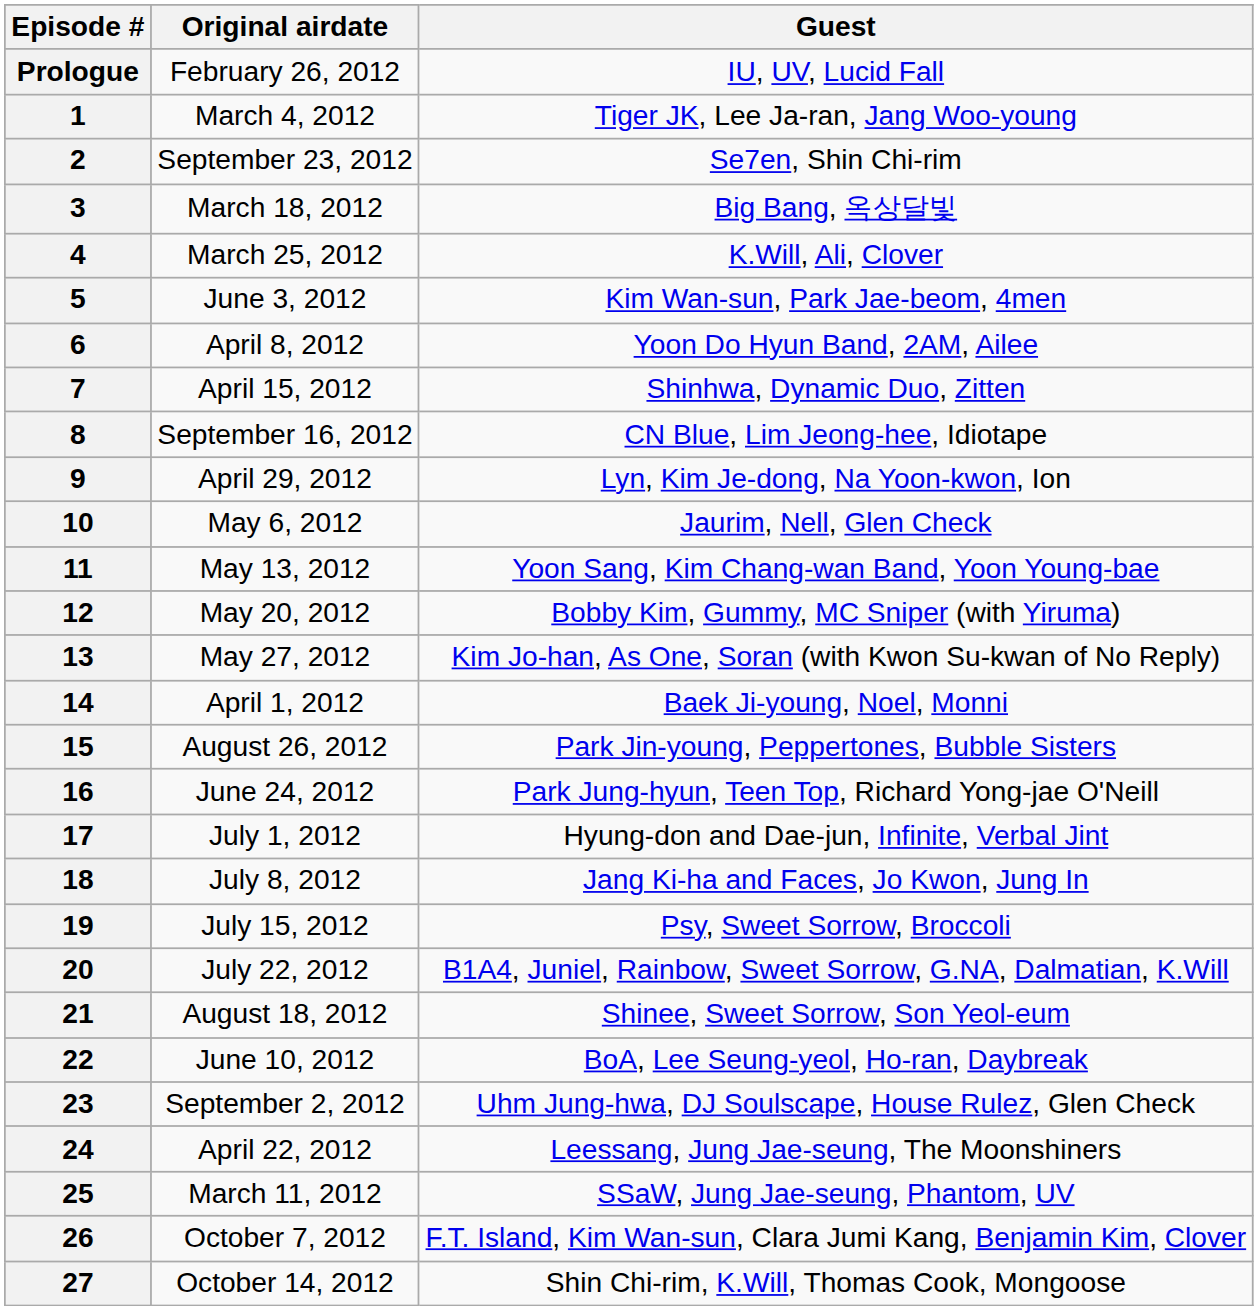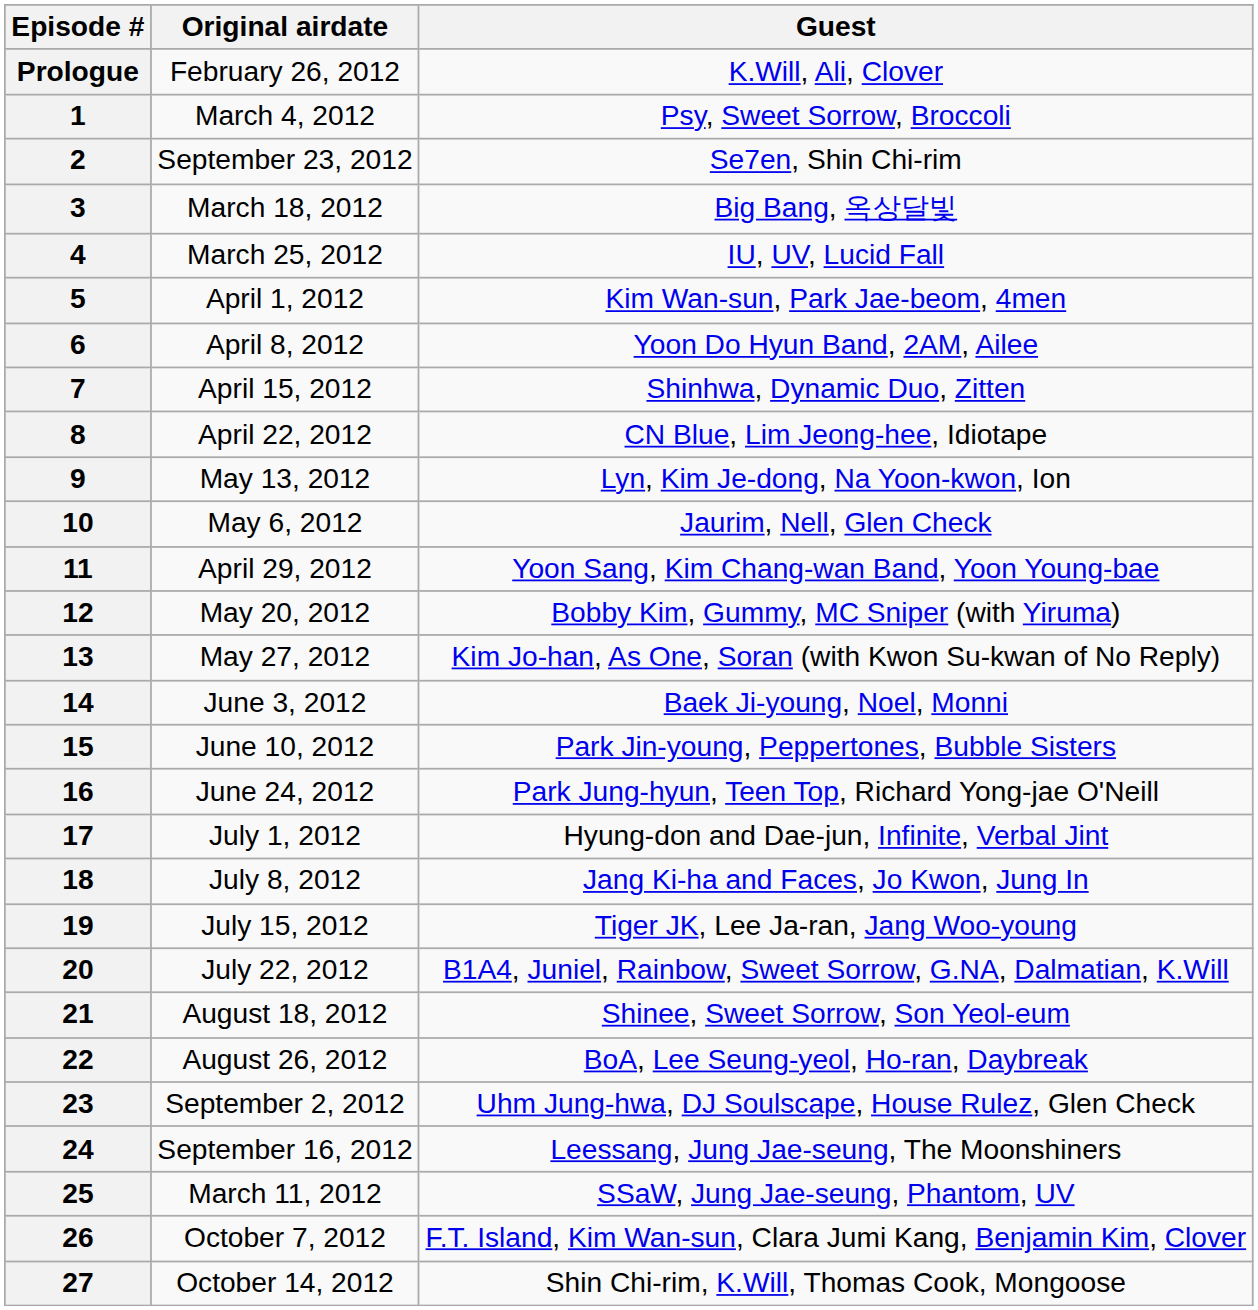(836, 71) IU, UV, Lucid Fall -> (836, 71) K.Will, Ali, Clover
(836, 116) Tiger JK, Lee Ja-ran, Jang Woo-young -> (836, 116) Psy, Sweet Sorrow, Broccoli
(836, 255) K.Will, Ali, Clover -> (836, 255) IU, UV, Lucid Fall
(285, 300) June 3, 2012 -> (285, 300) April 1, 2012
(285, 434) September 16, 2012 -> (285, 434) April 22, 2012
(285, 478) April 29, 2012 -> (285, 478) May 13, 2012
(285, 568) May 13, 2012 -> (285, 568) April 29, 2012
(285, 702) April 1, 2012 -> (285, 702) June 3, 2012
(285, 746) August 26, 2012 -> (285, 746) June 10, 2012
(836, 925) Psy, Sweet Sorrow, Broccoli -> (836, 925) Tiger JK, Lee Ja-ran, Jang Woo-young
(285, 1059) June 10, 2012 -> (285, 1059) August 26, 2012
(285, 1148) April 22, 2012 -> (285, 1148) September 16, 2012
